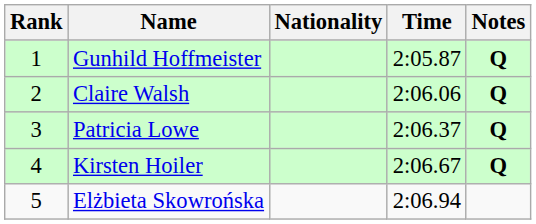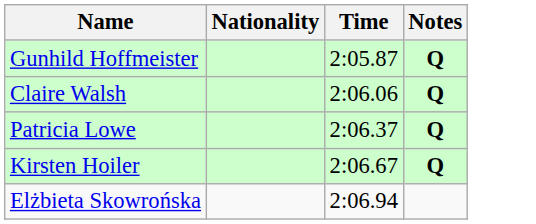- column: (36, 22)
